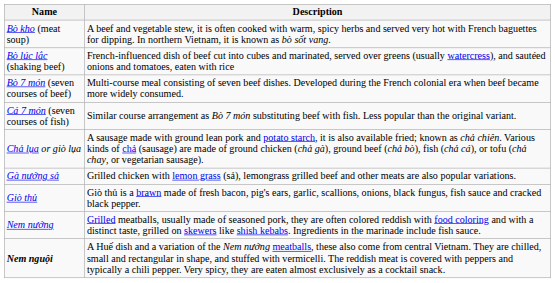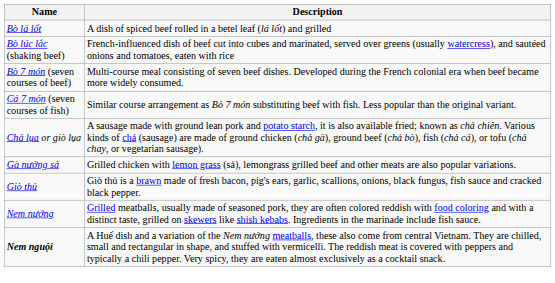- row: (34, 34)
+ row: (24, 28)
